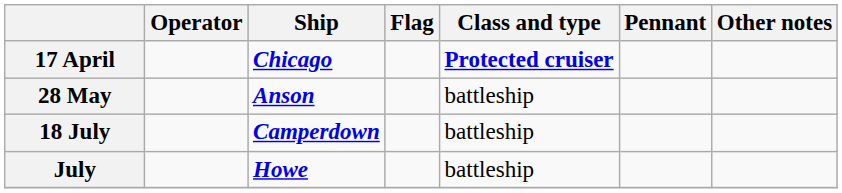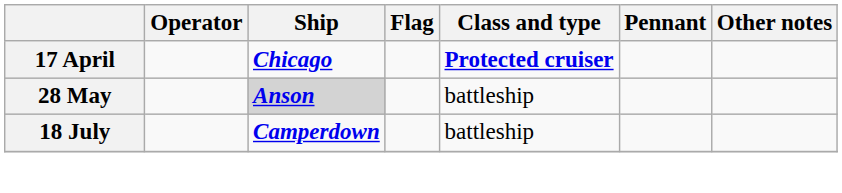(284, 95) no background -> (284, 95) lightgrey background
- row: (75, 168)
